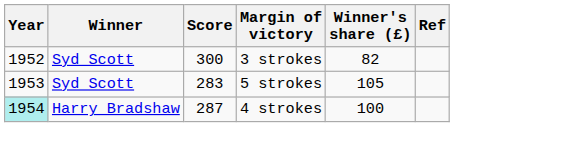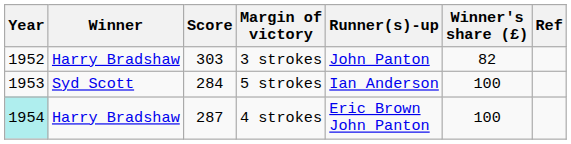+ column: (384, 26)
(93, 59) Syd Scott -> (116, 59) Harry Bradshaw
(210, 59) 300 -> (210, 59) 303
(210, 84) 283 -> (210, 84) 284
(370, 84) 105 -> (487, 84) 100
